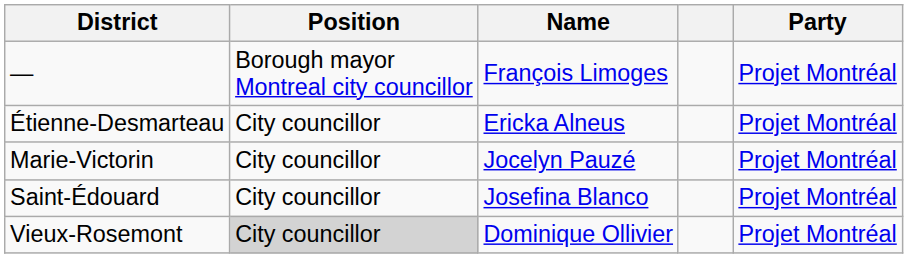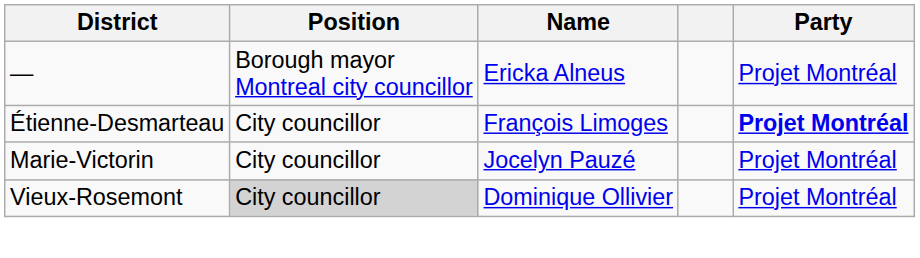(576, 73) François Limoges -> (554, 73) Ericka Alneus
(554, 123) Ericka Alneus -> (576, 123) François Limoges
(818, 123) normal -> (823, 123) bold
- row: (85, 197)
